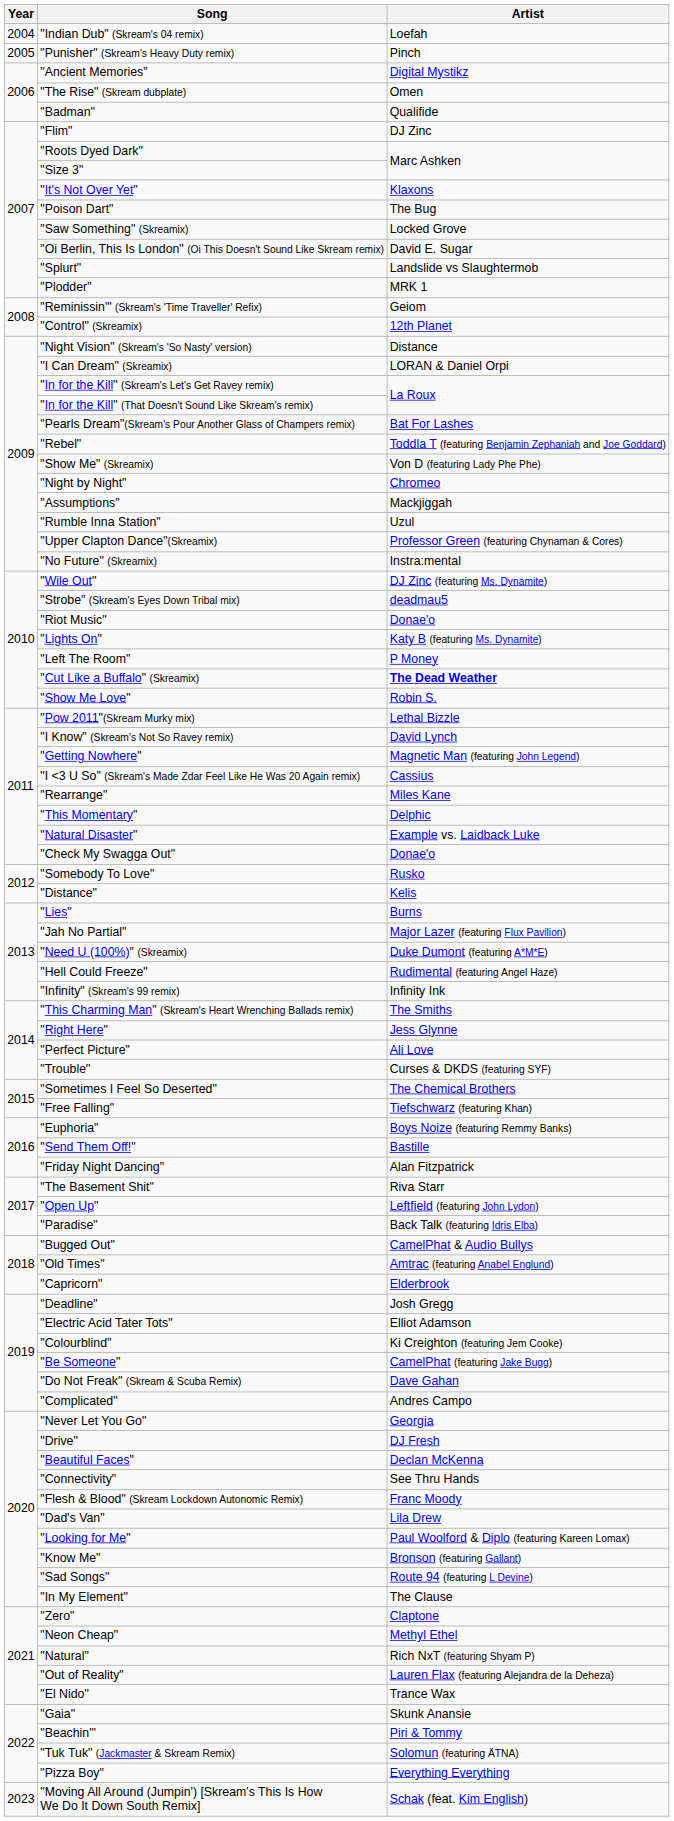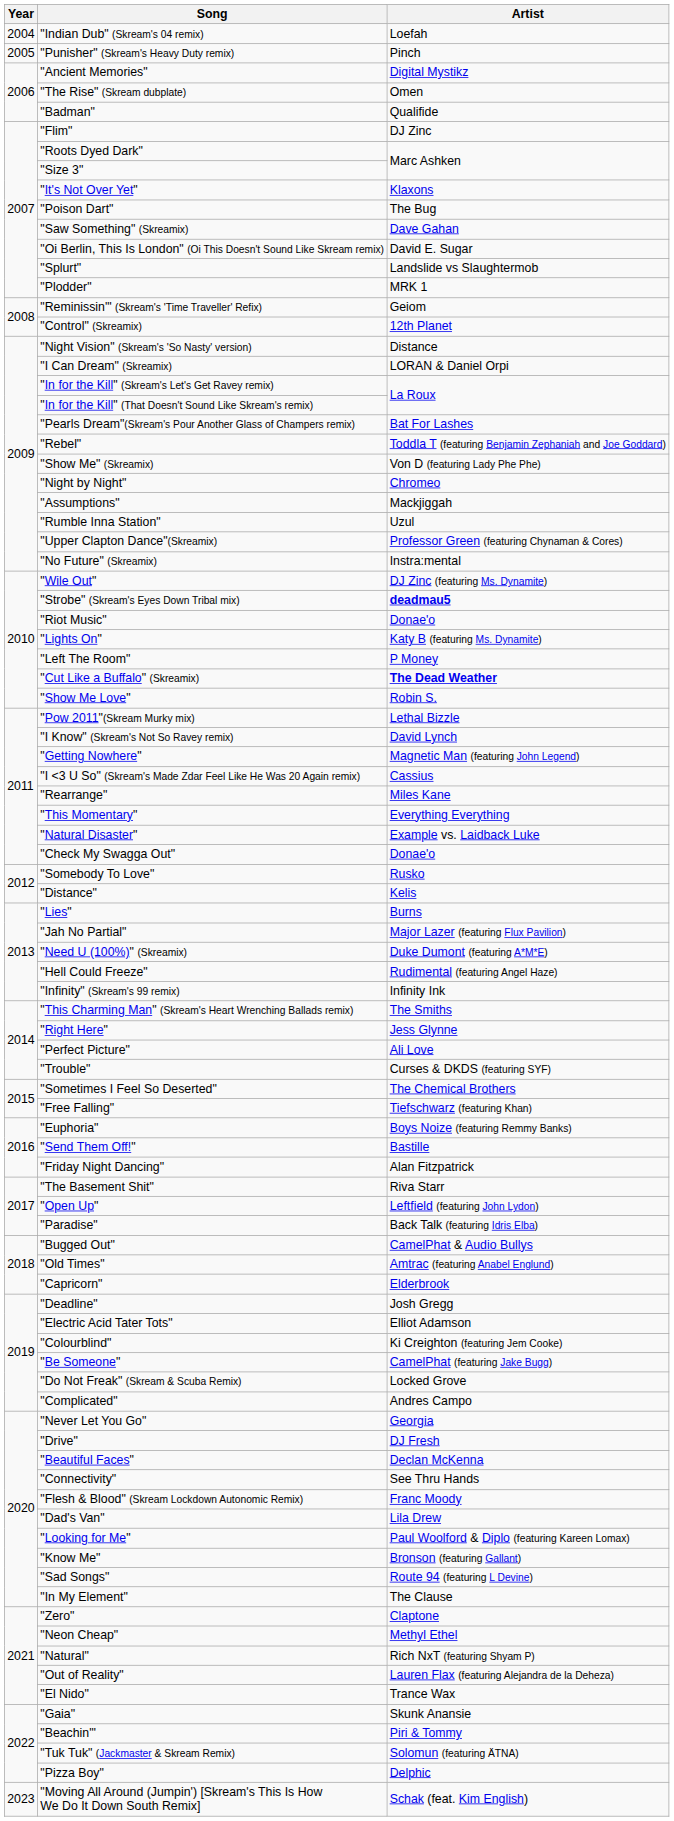(428, 229) Locked Grove -> (424, 229) Dave Gahan
(419, 600) normal -> (420, 600) bold
(410, 815) Delphic -> (450, 815) Everything Everything
(424, 1381) Dave Gahan -> (428, 1381) Locked Grove
(450, 1772) Everything Everything -> (410, 1772) Delphic
